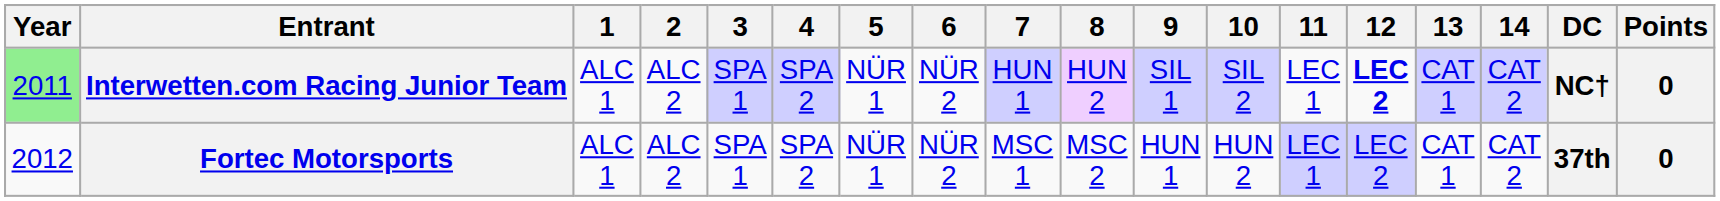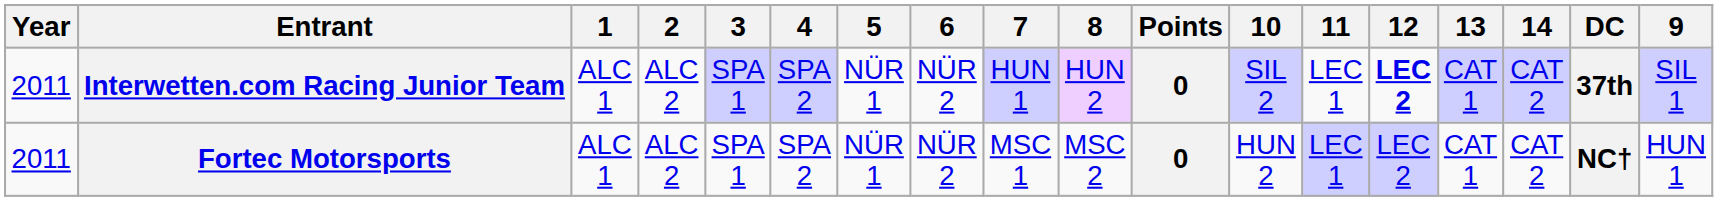columns swapped: (1171, 26) <-> (1666, 26)
(42, 85) lightgreen background -> (41, 85) no background
(1582, 85) NC† -> (1605, 85) 37th
(42, 159) 2012 -> (41, 159) 2011
(1582, 159) 37th -> (1605, 159) NC†
